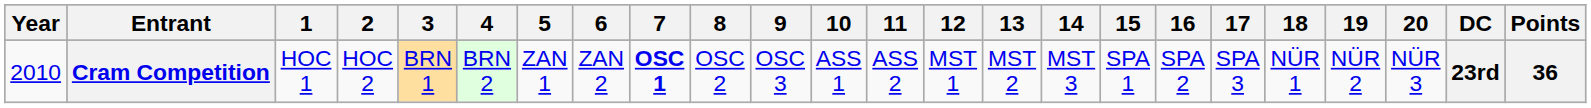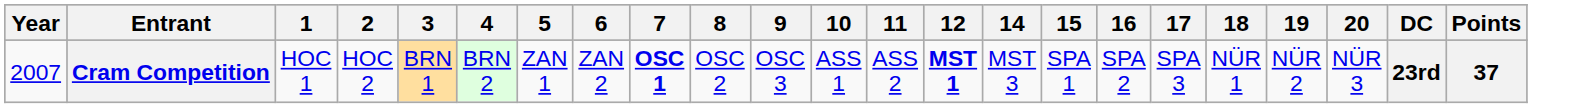- column: (1012, 22)
(36, 71) 2010 -> (36, 71) 2007
(953, 71) normal -> (953, 71) bold
(1545, 71) 36 -> (1486, 71) 37
